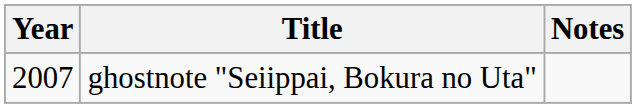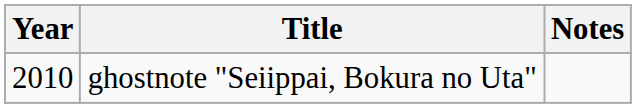(43, 77) 2007 -> (43, 77) 2010
